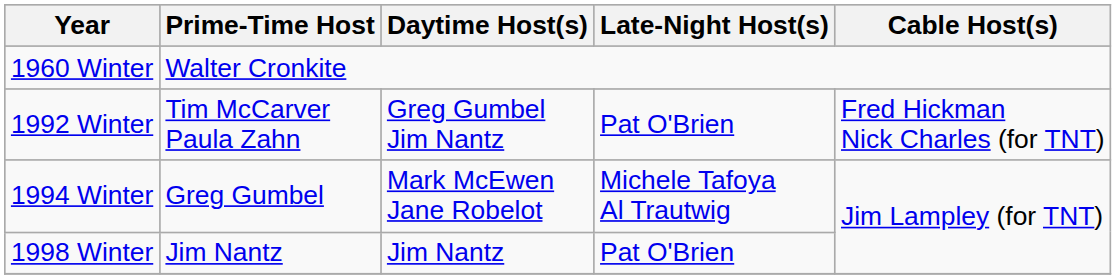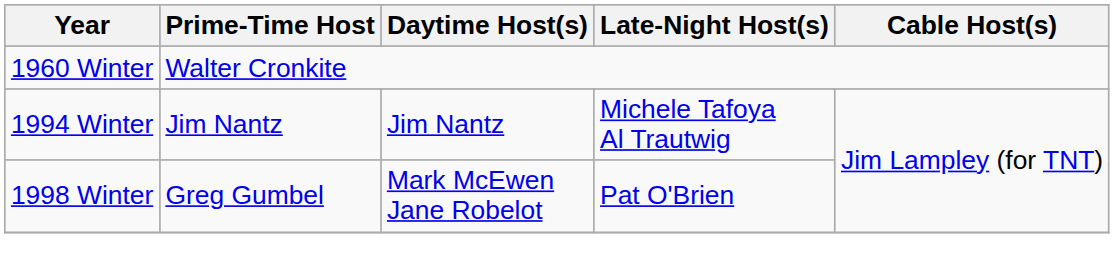- row: (82, 124)
(245, 195) Greg Gumbel -> (224, 124) Jim Nantz
(471, 195) Mark McEwen Jane Robelot -> (446, 124) Jim Nantz
(224, 252) Jim Nantz -> (245, 195) Greg Gumbel
(446, 252) Jim Nantz -> (471, 195) Mark McEwen Jane Robelot
